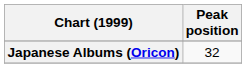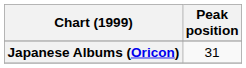(212, 52) 32 -> (212, 52) 31
